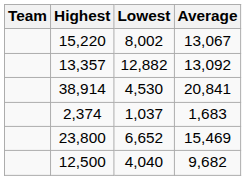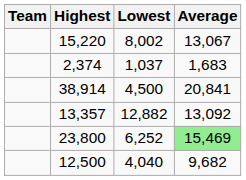rows swapped: (82, 65) <-> (82, 114)
(144, 89) 4,530 -> (144, 89) 4,500
(144, 138) 6,652 -> (144, 138) 6,252
(208, 138) no background -> (208, 138) lightgreen background
